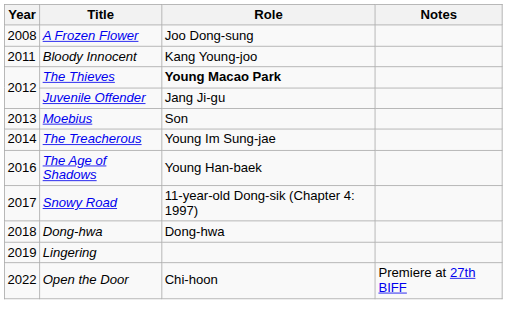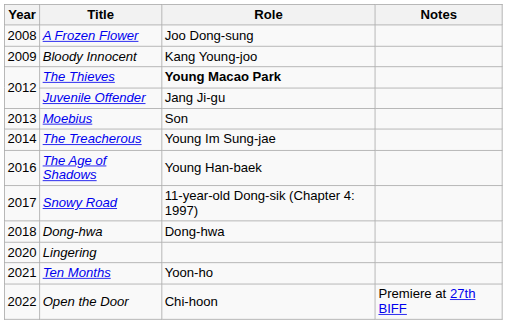(22, 56) 2011 -> (22, 56) 2009
(22, 252) 2019 -> (22, 252) 2020
+ row: (77, 273)
